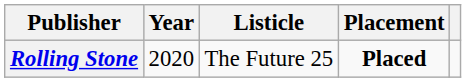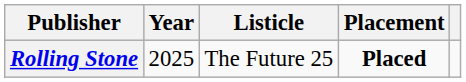(171, 58) 2020 -> (171, 58) 2025
